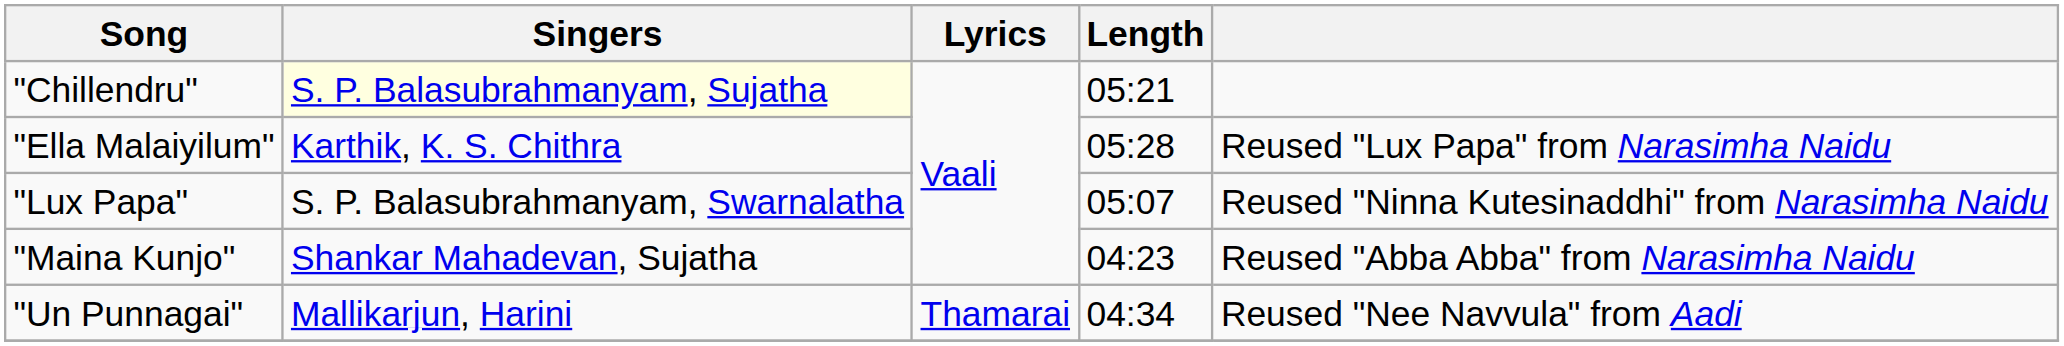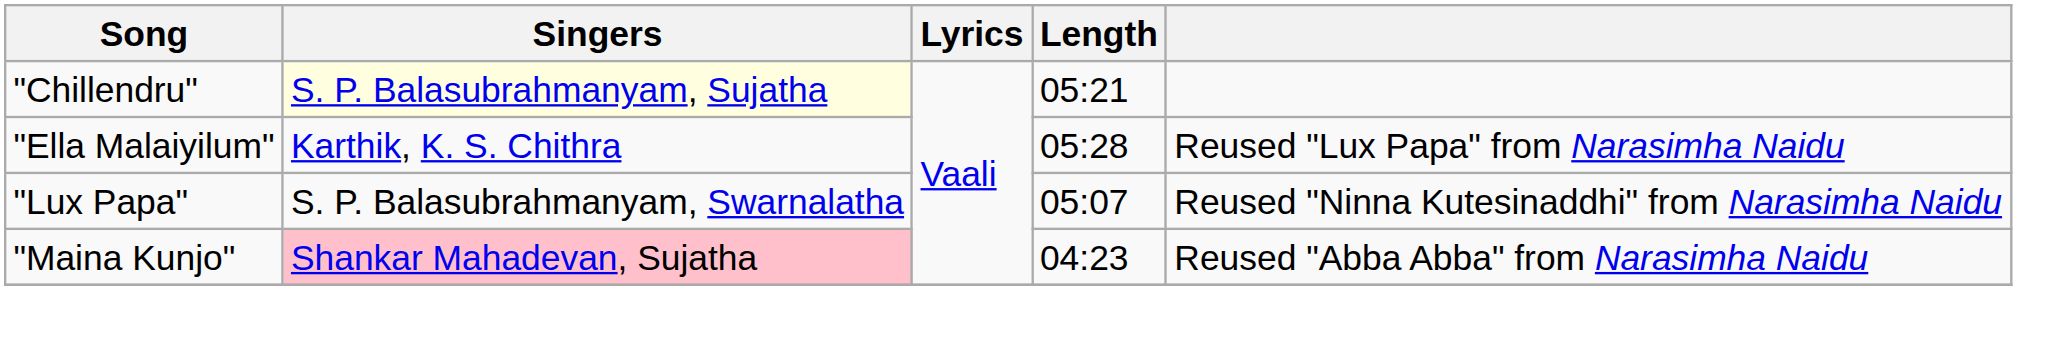(524, 258) no background -> (524, 258) pink background
- row: (128, 314)
